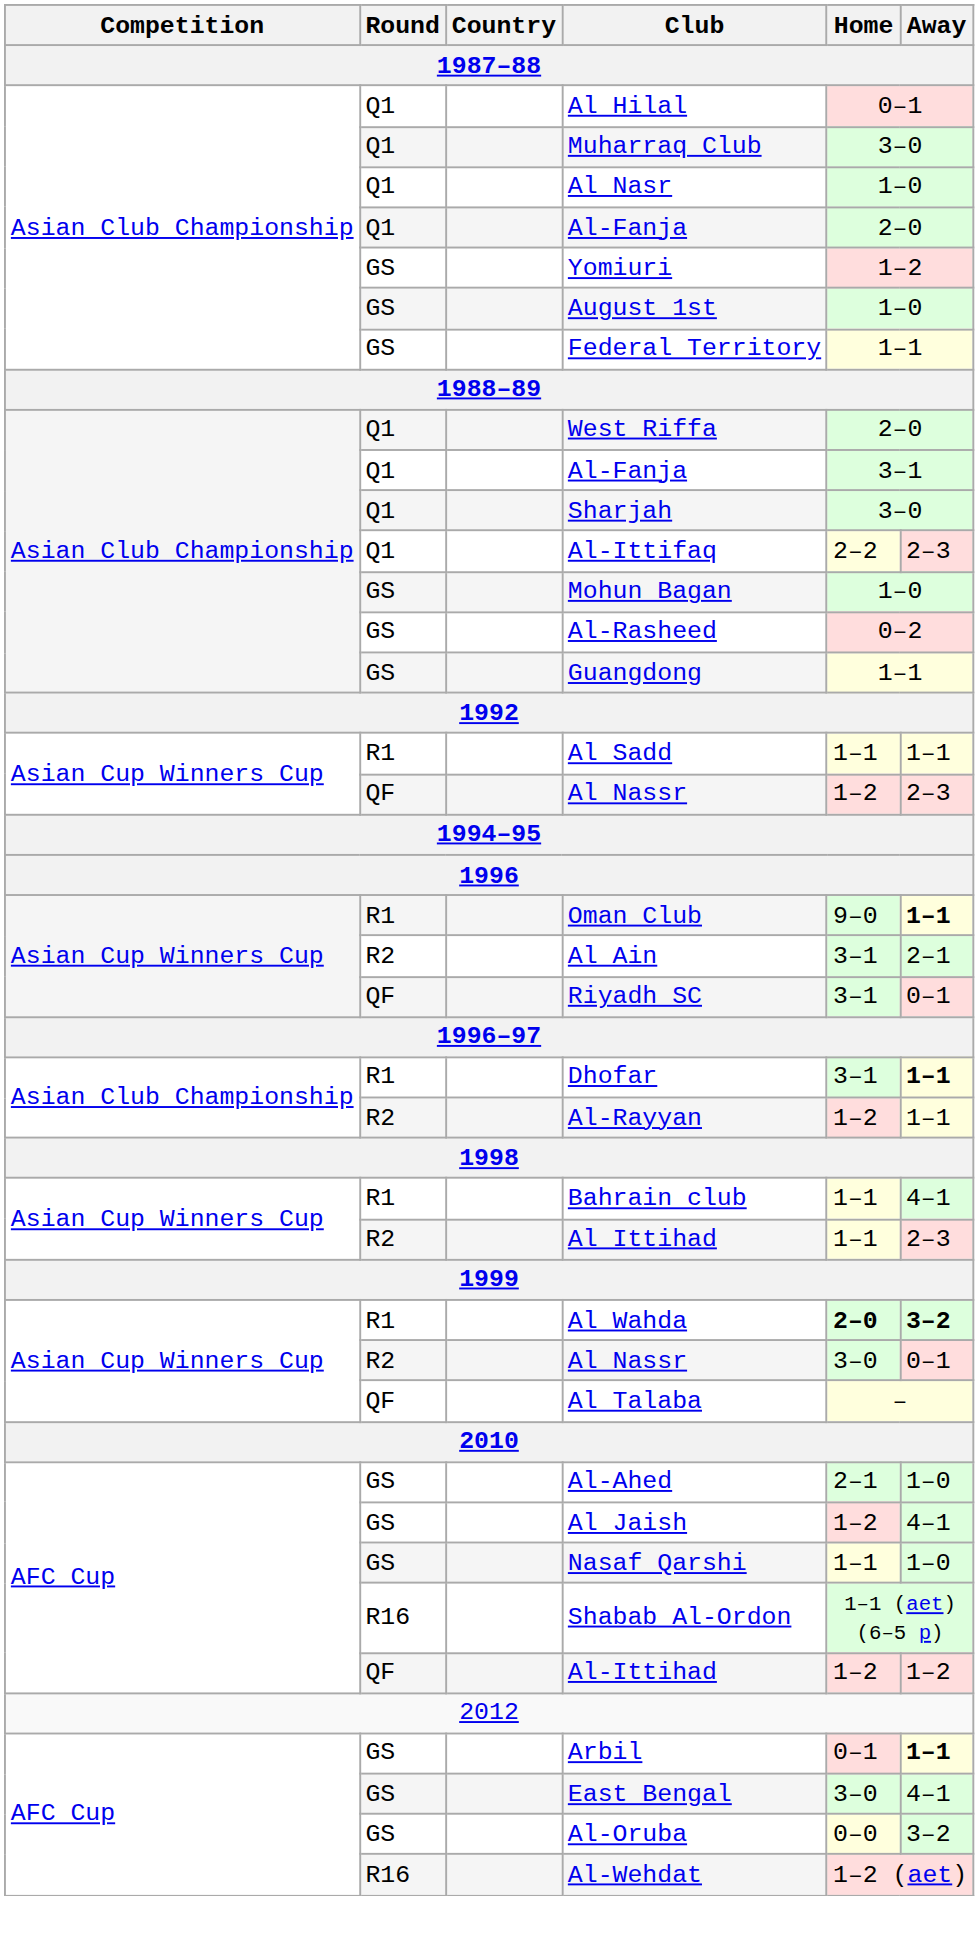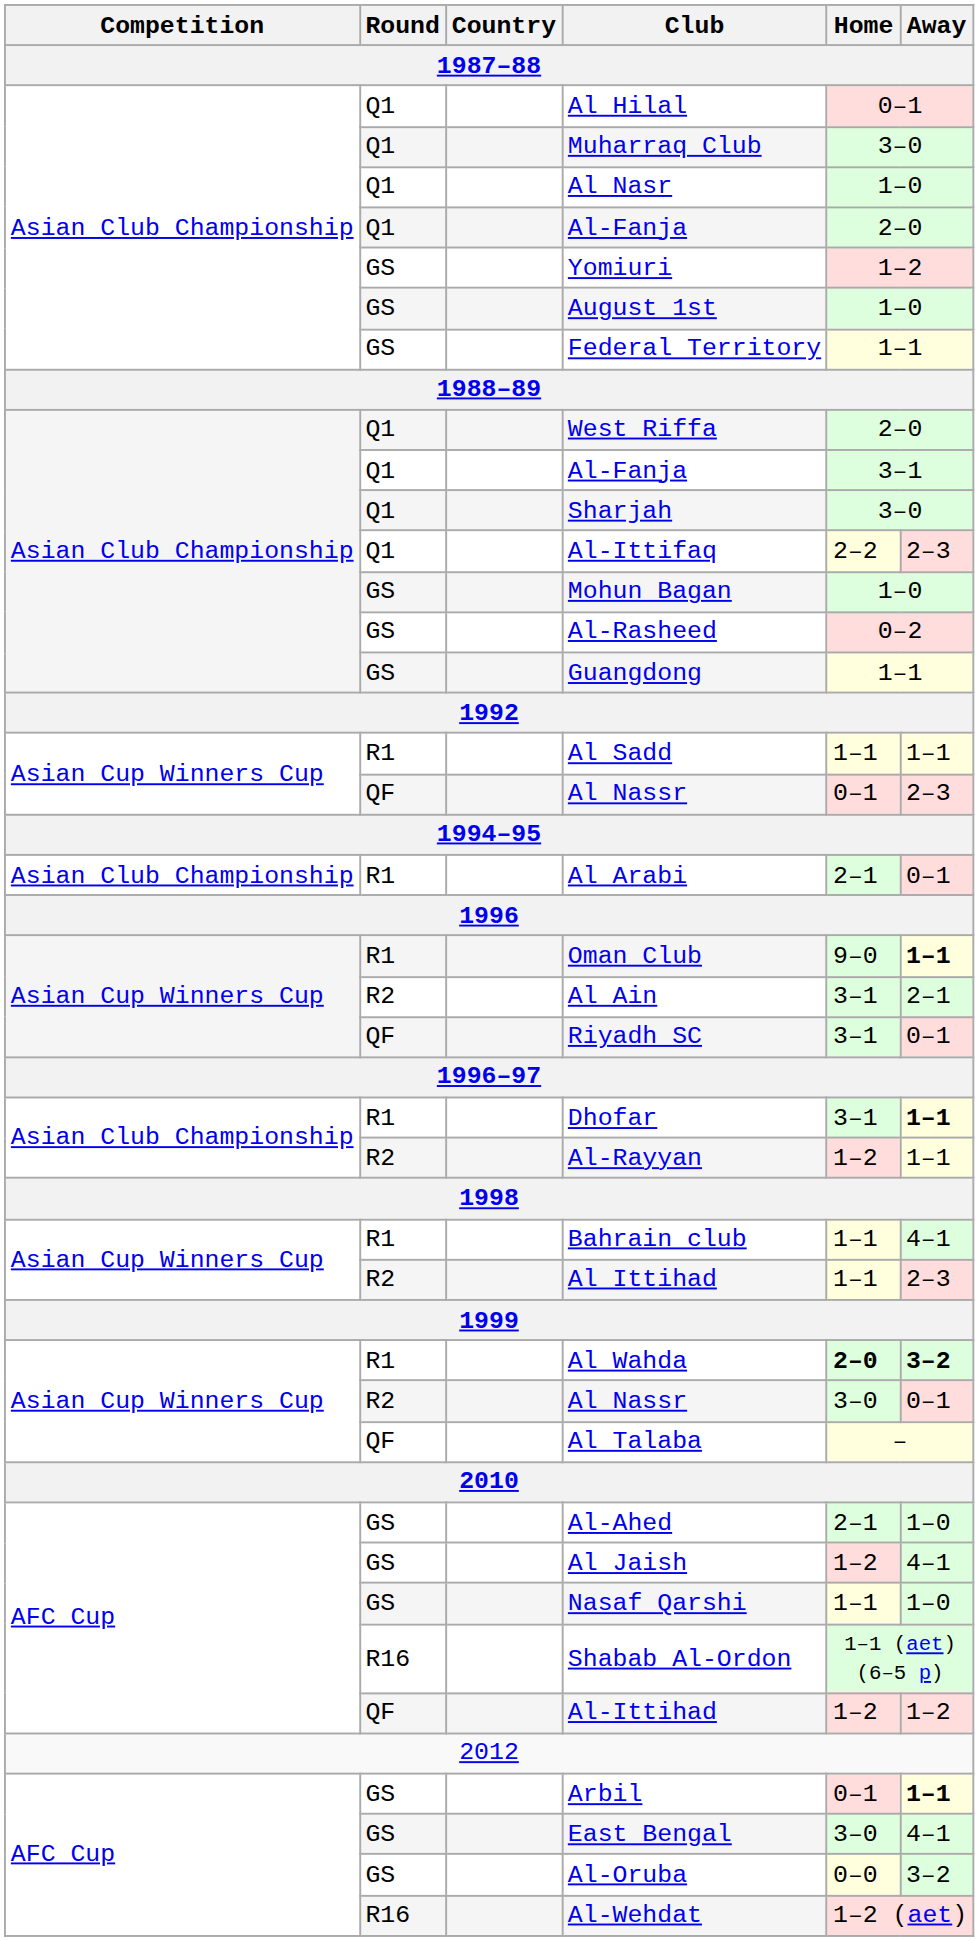(855, 794) 1–2 -> (855, 794) 0–1
+ row: (380, 875)
